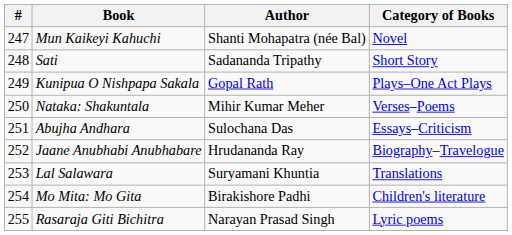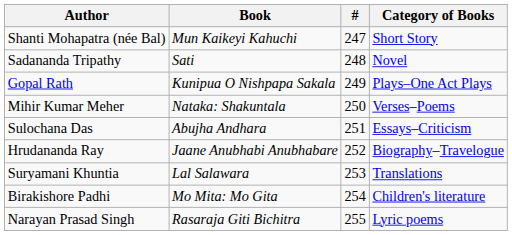columns swapped: (18, 15) <-> (287, 15)
(390, 38) Novel -> (405, 38) Short Story
(405, 60) Short Story -> (390, 60) Novel
